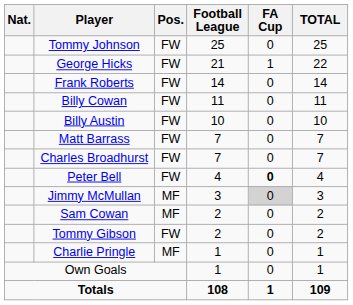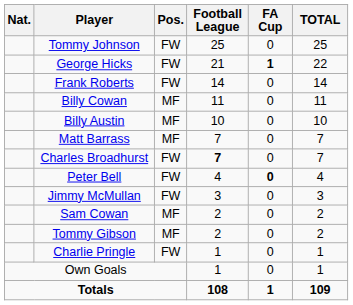(270, 63) normal -> (270, 63) bold
(171, 101) FW -> (171, 101) MF
(171, 120) FW -> (171, 120) MF
(171, 139) FW -> (171, 139) MF
(218, 157) normal -> (218, 157) bold
(171, 195) MF -> (171, 195) FW
(270, 195) lightgrey background -> (270, 195) no background
(171, 233) FW -> (171, 233) MF
(171, 252) MF -> (171, 252) FW
